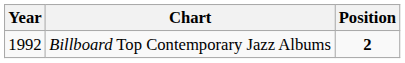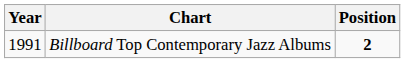(25, 44) 1992 -> (25, 44) 1991
